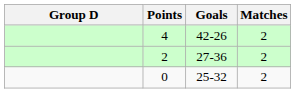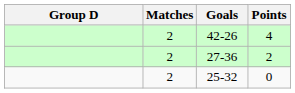columns swapped: (264, 14) <-> (165, 14)
